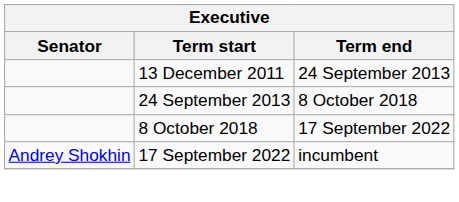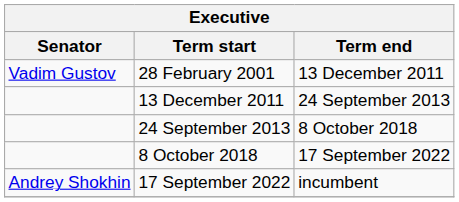+ row: (207, 73)
